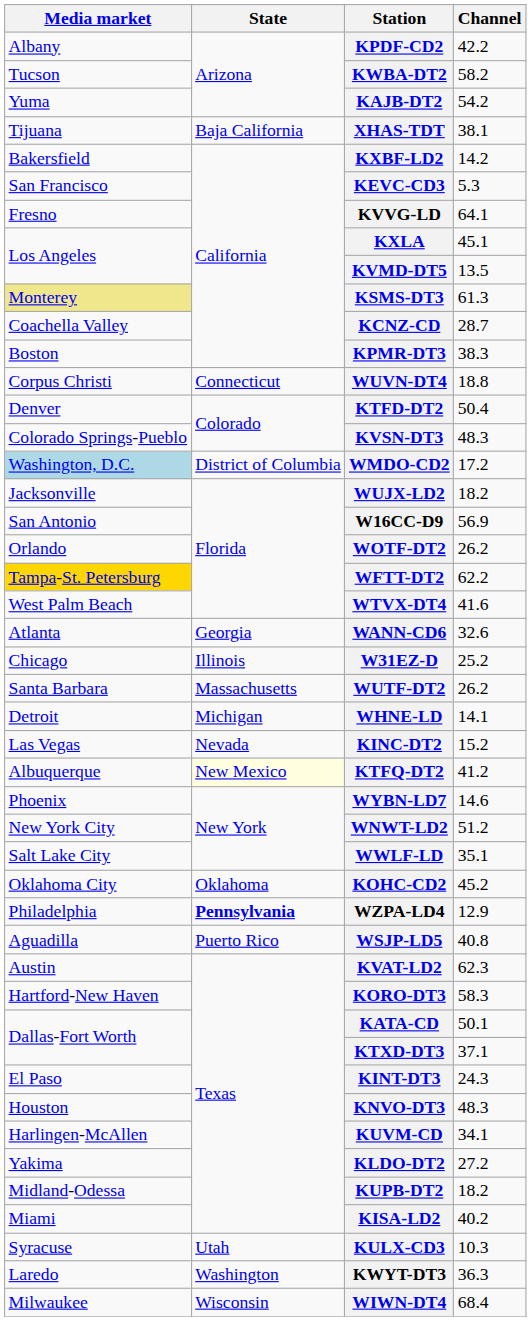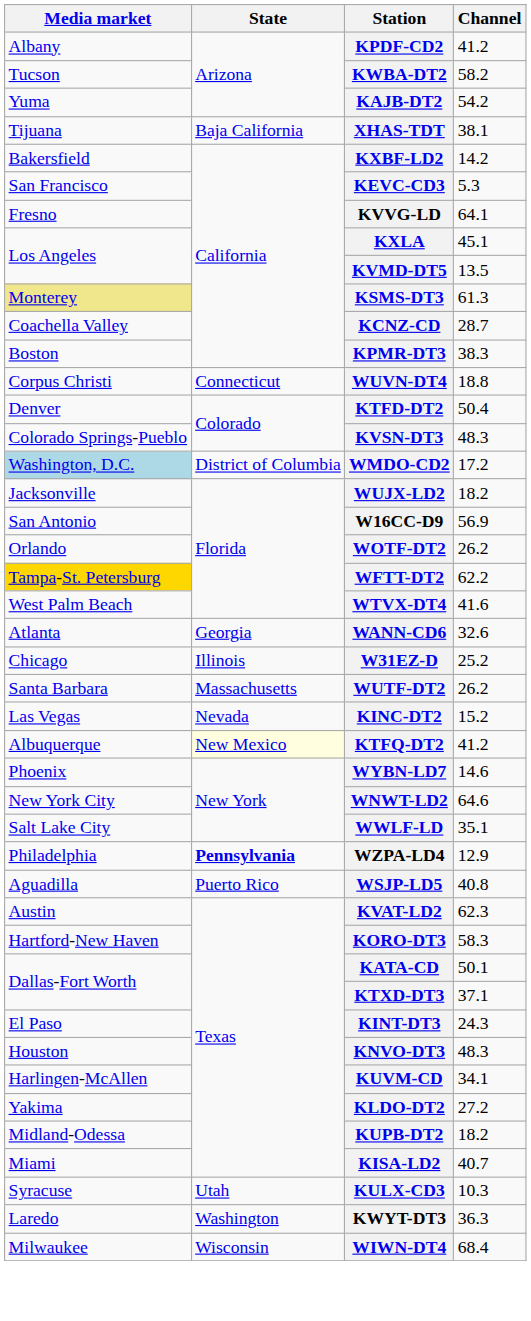(473, 46) 42.2 -> (473, 46) 41.2
- row: (399, 716)
(473, 827) 51.2 -> (473, 800) 64.6
- row: (399, 883)
(473, 1218) 40.2 -> (473, 1162) 40.7
